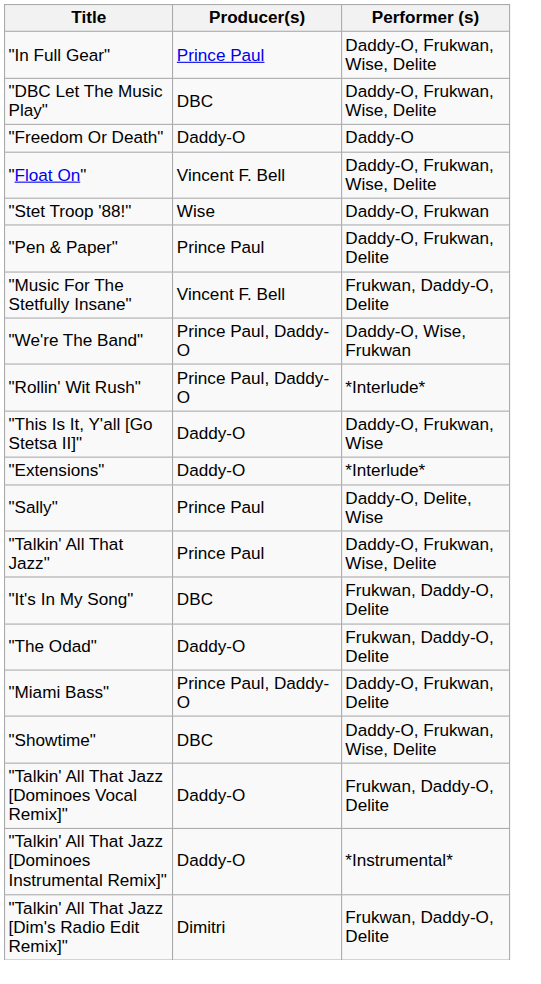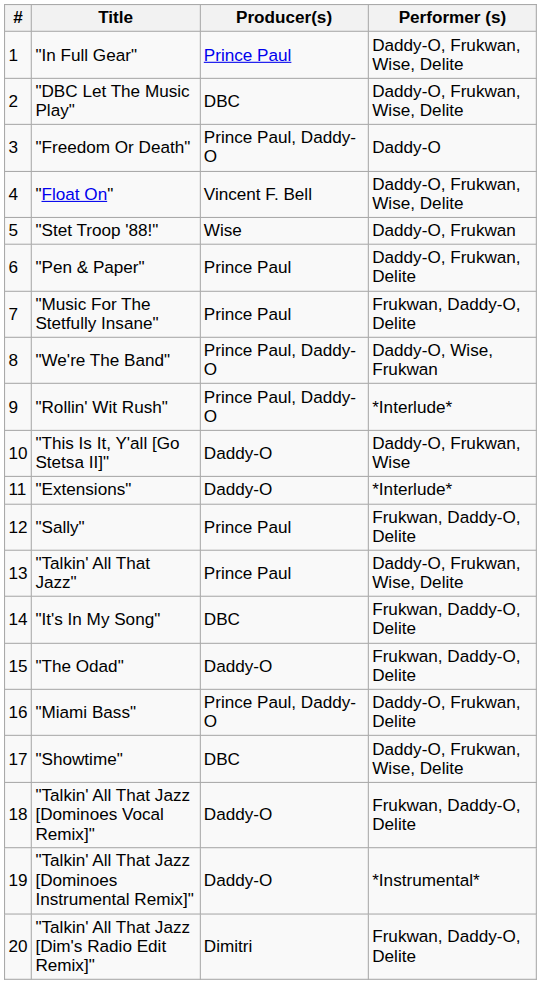+ column: (18, 18)
(211, 138) Daddy-O -> (280, 147) Prince Paul, Daddy-O
(231, 294) Vincent F. Bell -> (248, 314) Prince Paul
(409, 507) Daddy-O, Delite, Wise -> (446, 526) Frukwan, Daddy-O, Delite
